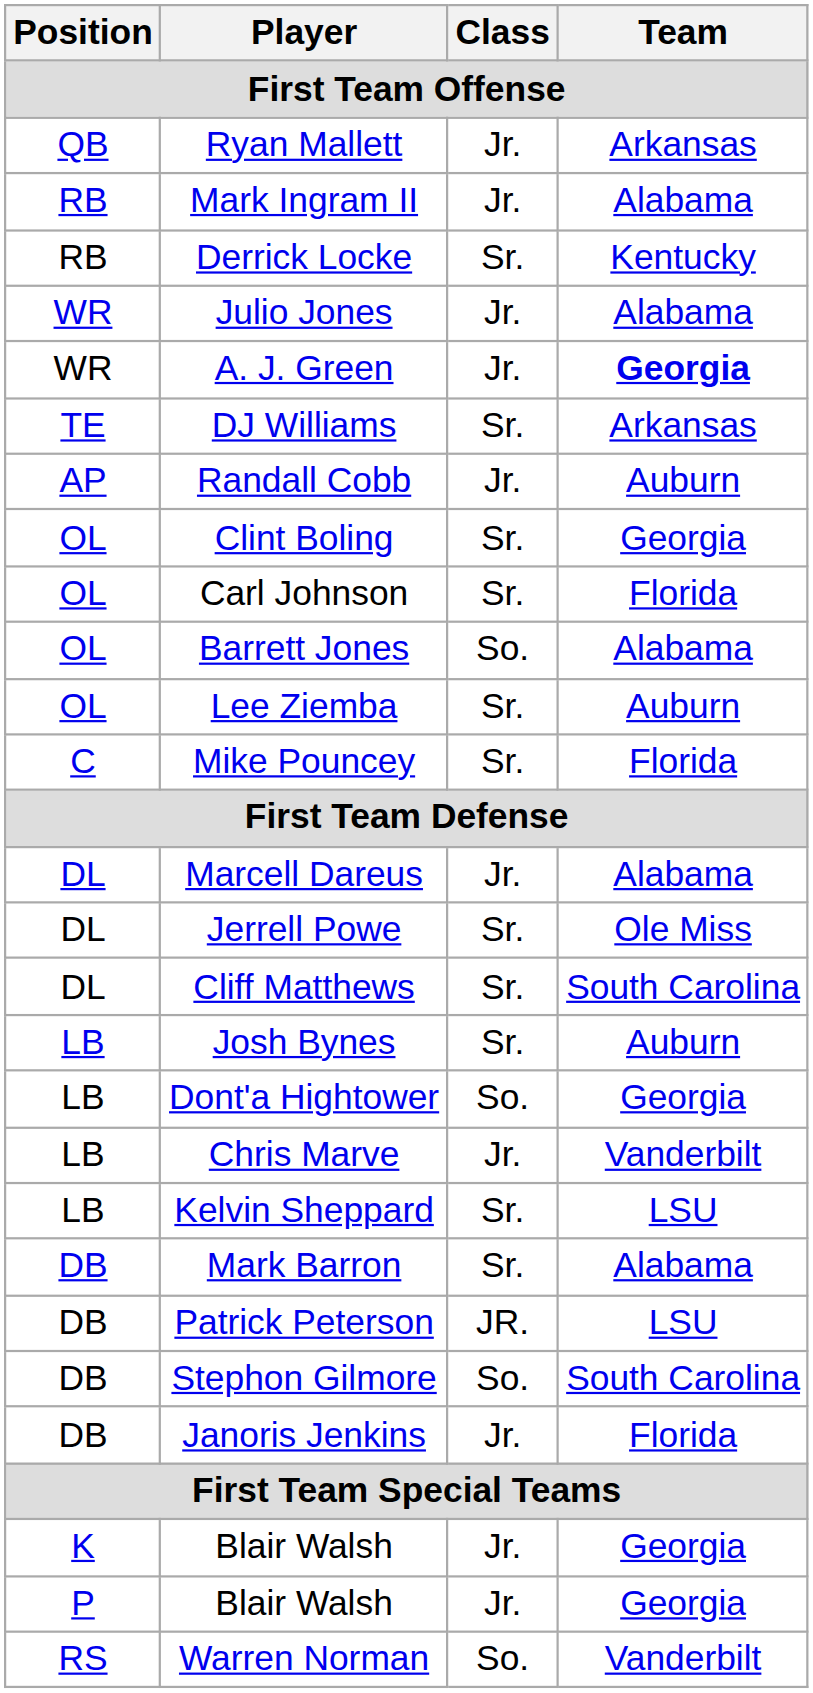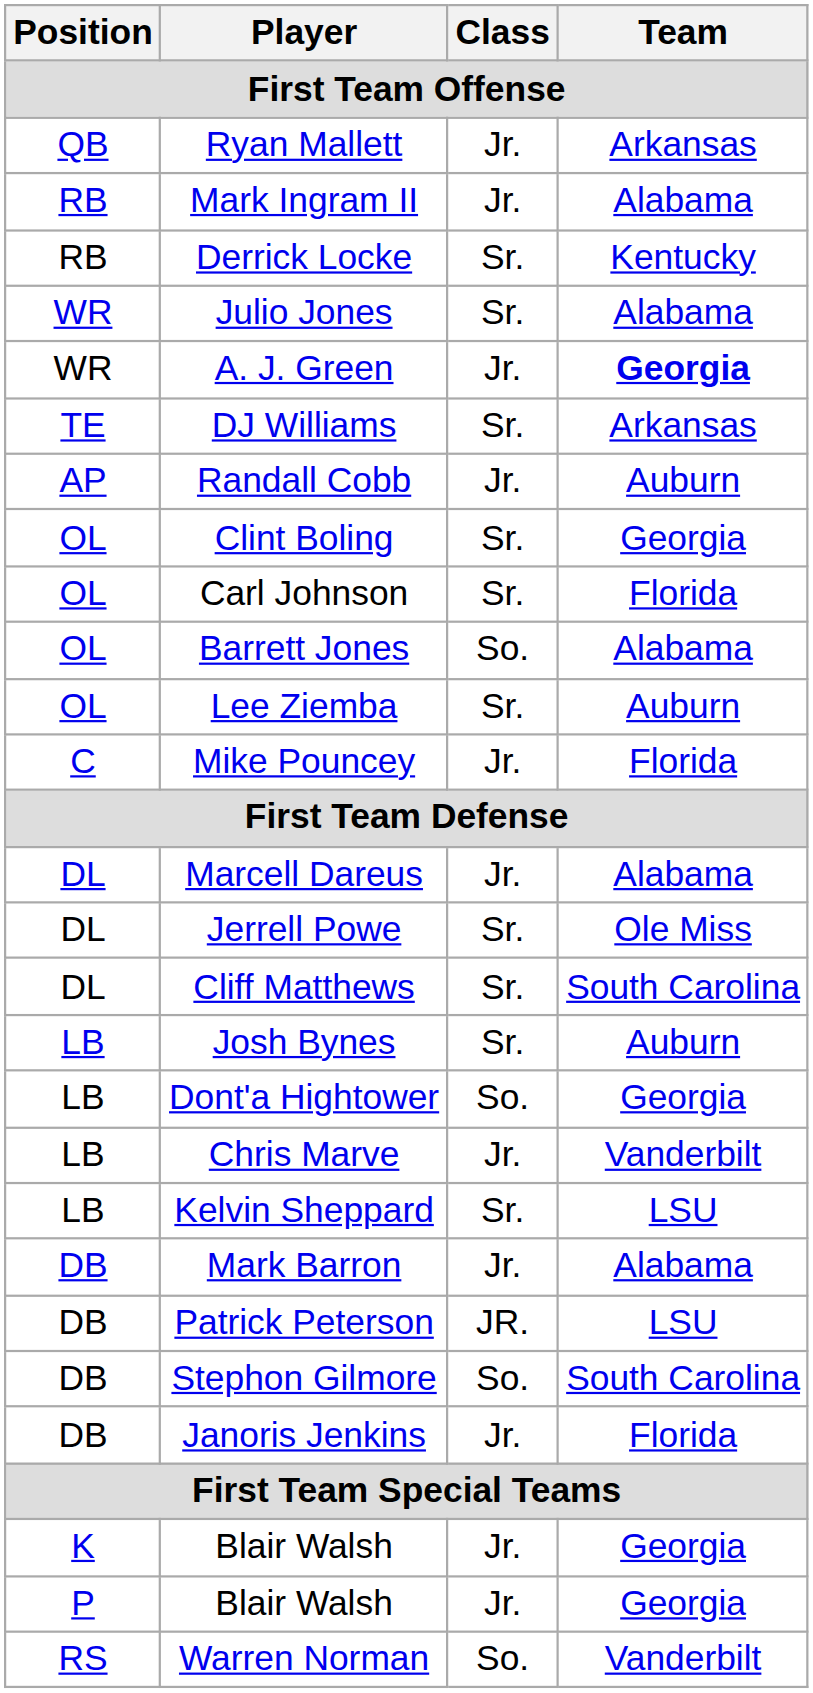(503, 312) Jr. -> (503, 312) Sr.
(503, 761) Sr. -> (503, 761) Jr.
(503, 1266) Sr. -> (503, 1266) Jr.
